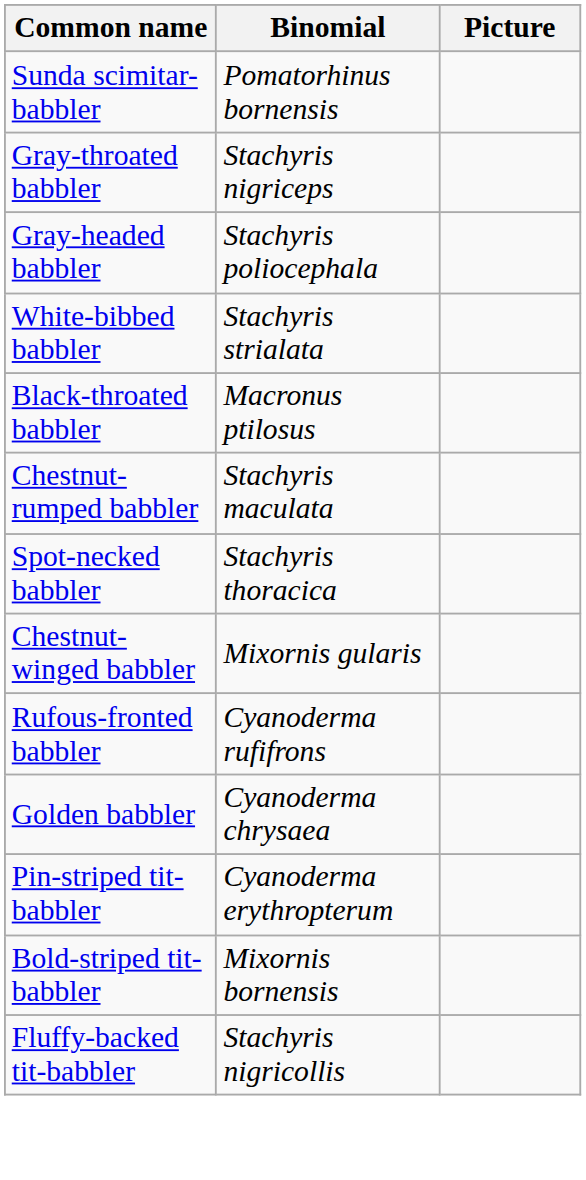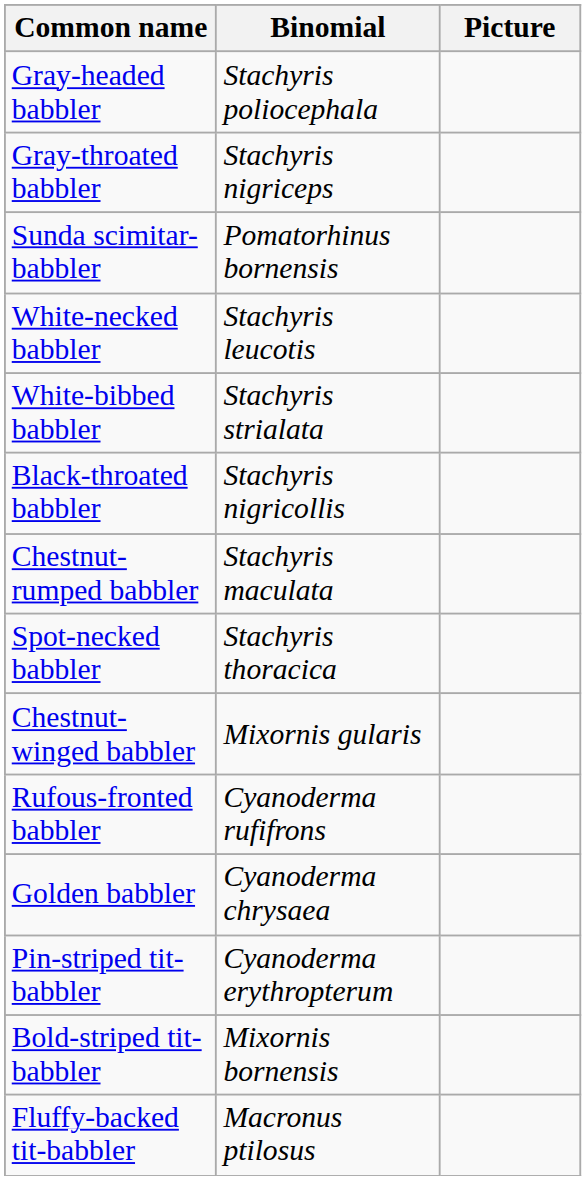rows swapped: (105, 91) <-> (88, 252)
+ row: (95, 332)
(283, 412) Macronus ptilosus -> (284, 492) Stachyris nigricollis
(284, 1054) Stachyris nigricollis -> (283, 1134) Macronus ptilosus
